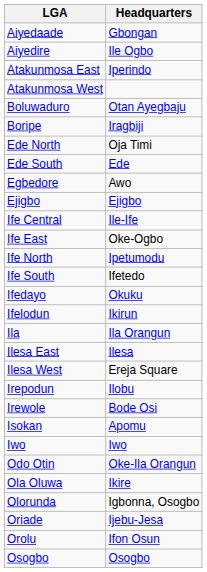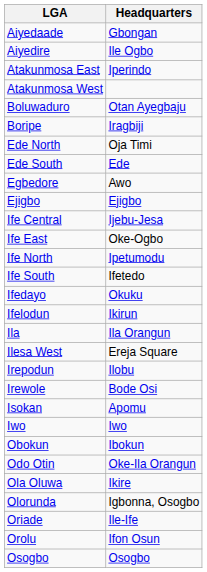(123, 220) Ile-Ife -> (136, 220) Ijebu-Jesa
- row: (33, 351)
+ row: (28, 445)
(136, 520) Ijebu-Jesa -> (123, 520) Ile-Ife
